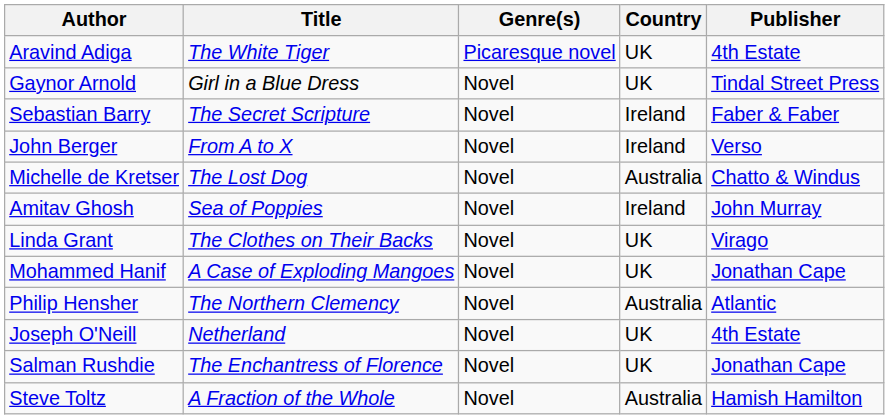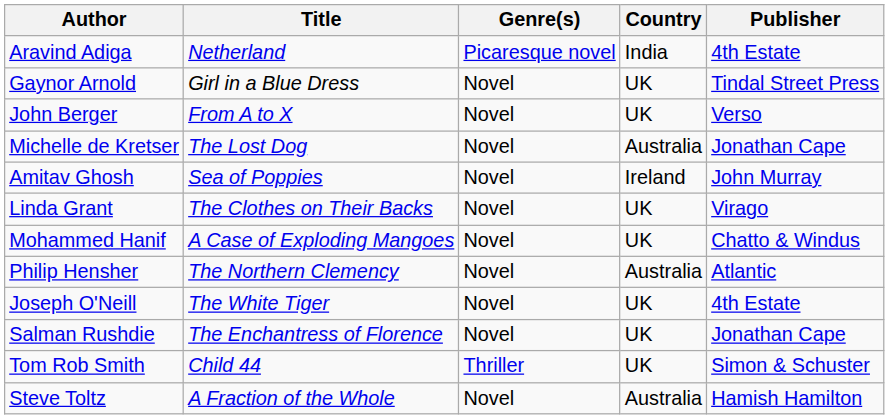(259, 51) The White Tiger -> (237, 51) Netherland
(639, 51) UK -> (646, 51) India
- row: (80, 114)
(655, 146) Ireland -> (639, 114) UK
(786, 177) Chatto & Windus -> (778, 146) Jonathan Cape
(778, 271) Jonathan Cape -> (786, 240) Chatto & Windus
(237, 334) Netherland -> (259, 303) The White Tiger
+ row: (77, 366)
